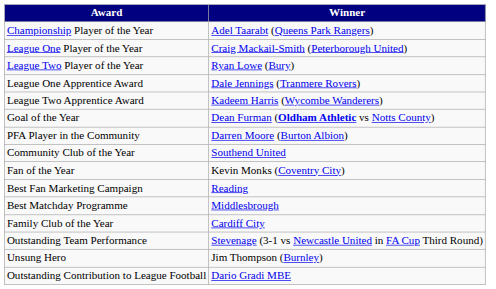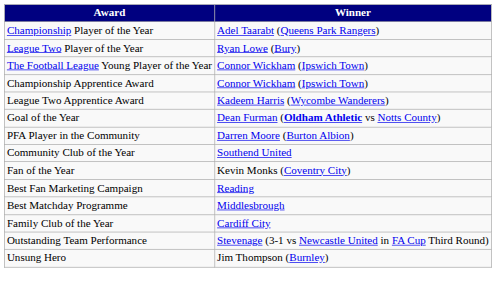- row: (75, 48)
+ row: (109, 65)
+ row: (80, 83)
- row: (75, 83)
- row: (107, 275)
